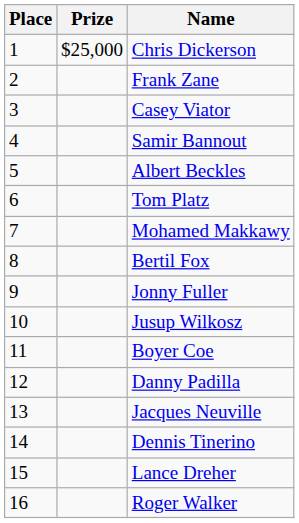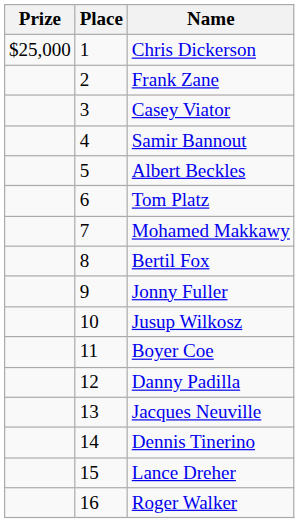columns swapped: (31, 19) <-> (92, 19)
